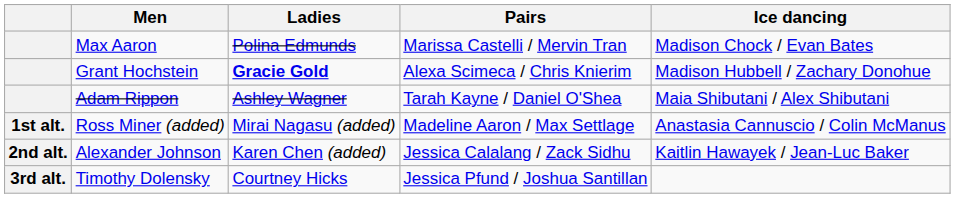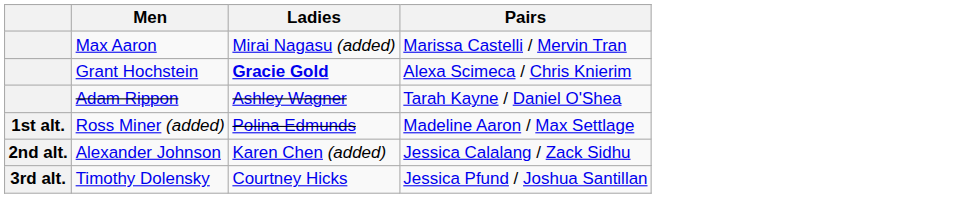- column: (801, 17)
(294, 44) Polina Edmunds -> (314, 44) Mirai Nagasu (added)
(314, 125) Mirai Nagasu (added) -> (294, 125) Polina Edmunds
